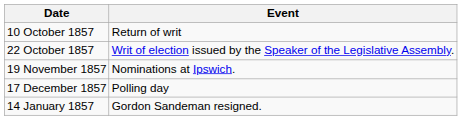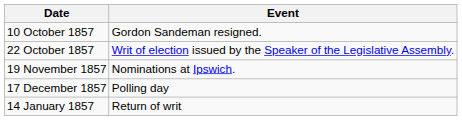(147, 32) Return of writ -> (187, 32) Gordon Sandeman resigned.
(187, 106) Gordon Sandeman resigned. -> (147, 106) Return of writ
